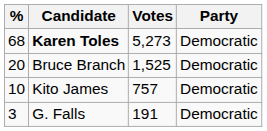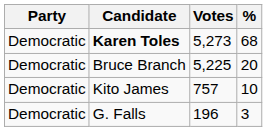columns swapped: (219, 16) <-> (17, 16)
(152, 65) 1,525 -> (212, 65) 5,225
(145, 114) 191 -> (206, 114) 196
